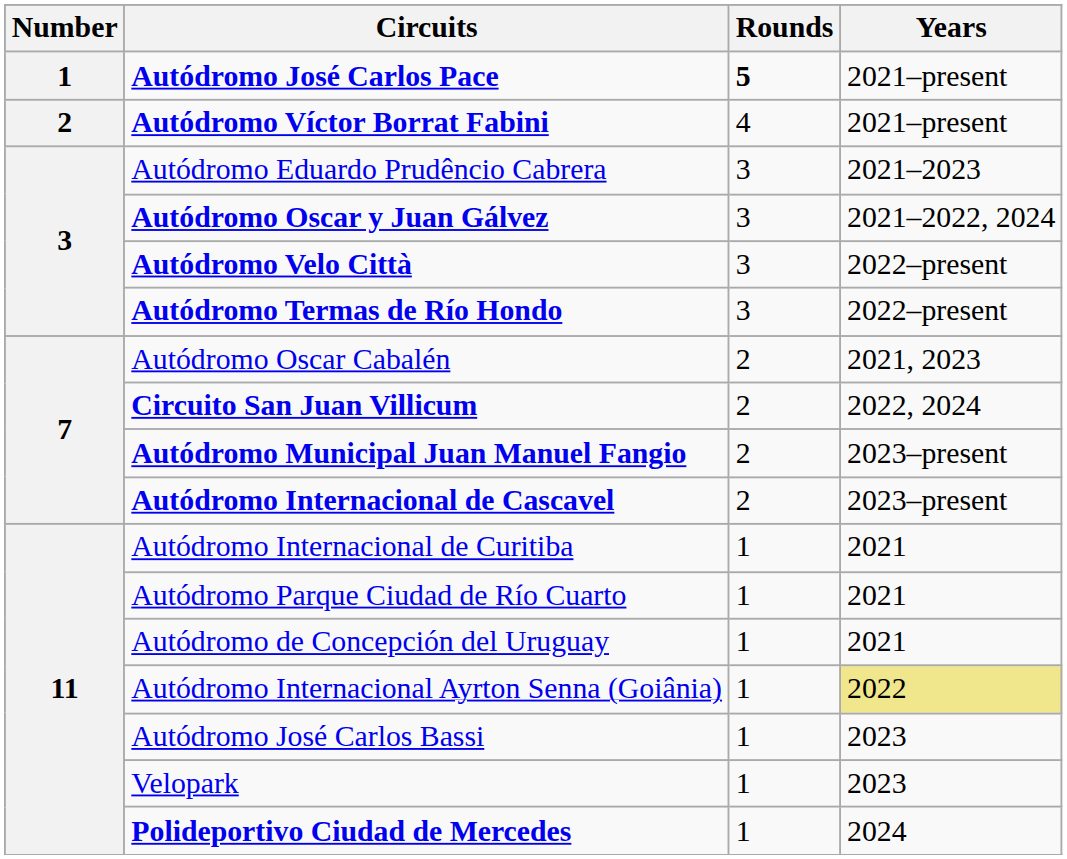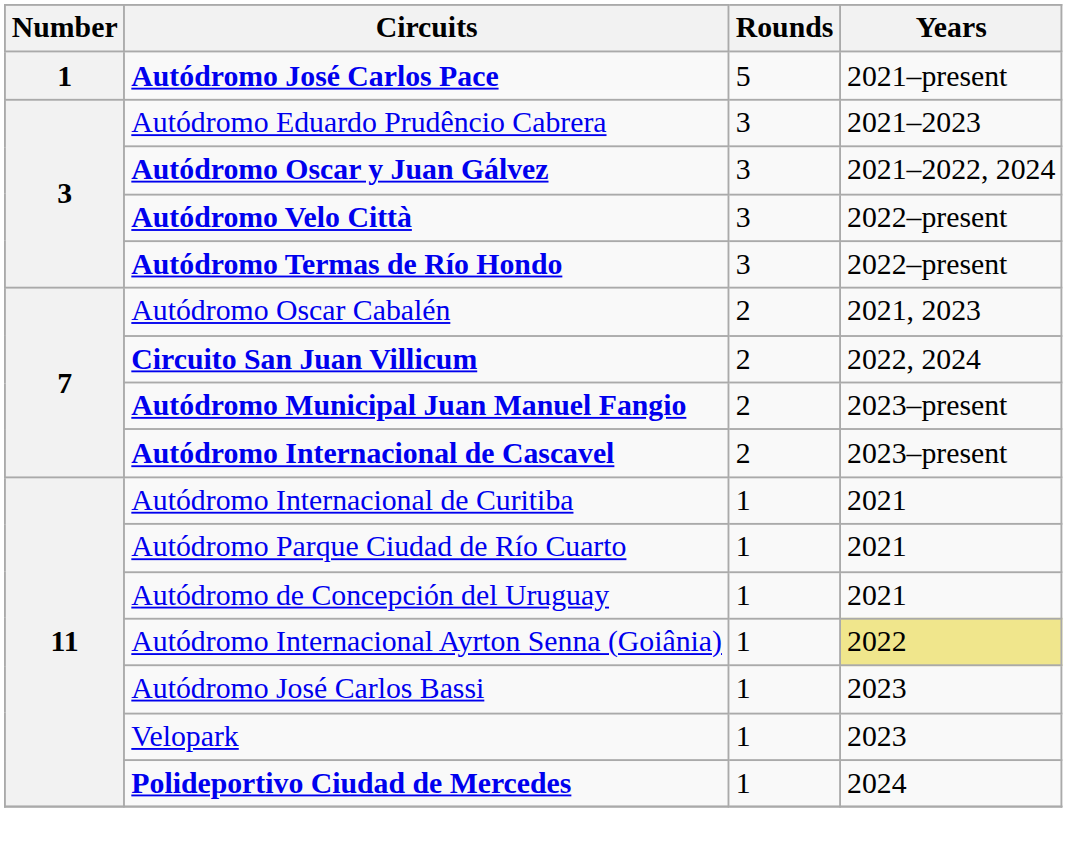(743, 75) bold -> (743, 75) normal
- row: (340, 122)
